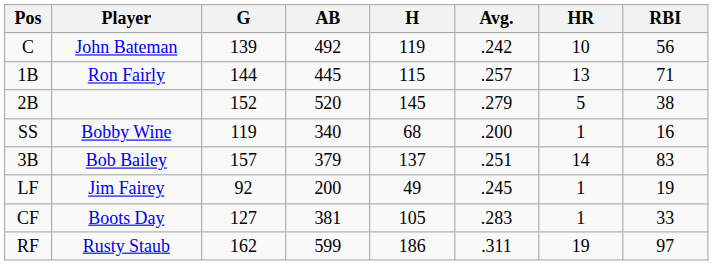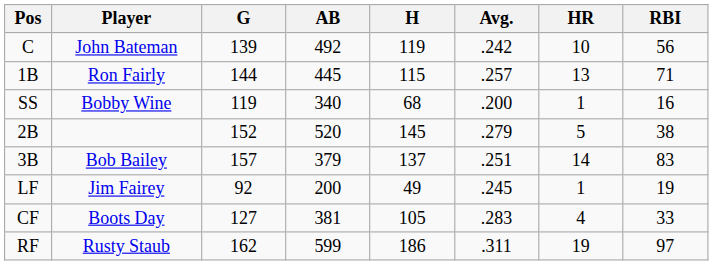rows swapped: (28, 103) <-> (28, 132)
(581, 217) 1 -> (581, 217) 4
